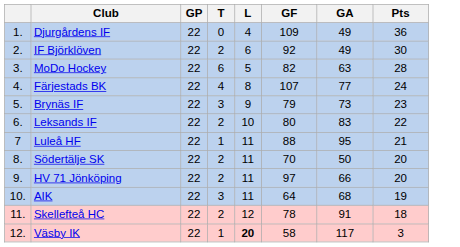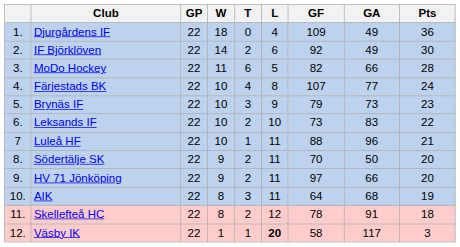+ column: (221, 13)
(345, 68) 63 -> (372, 68) 66
(289, 123) 80 -> (316, 123) 73
(345, 141) 95 -> (372, 141) 96
